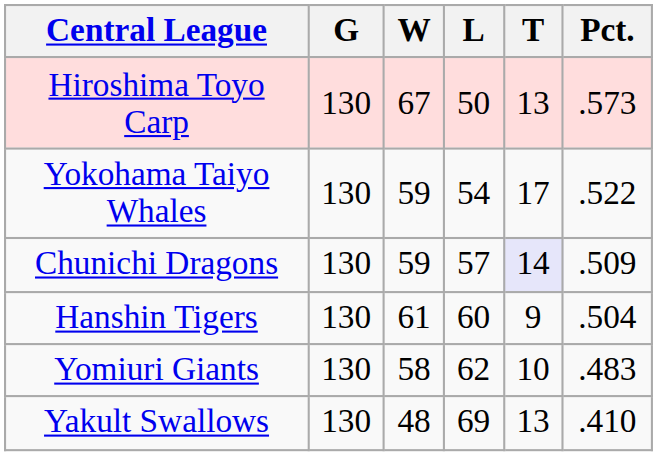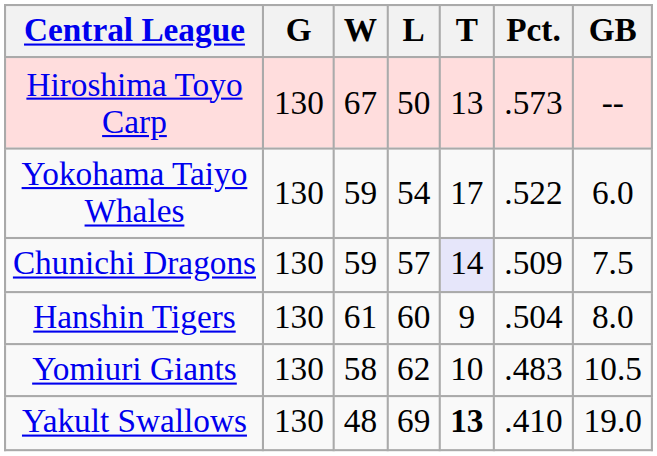+ column: (613, 30)
(533, 422) normal -> (467, 422) bold
